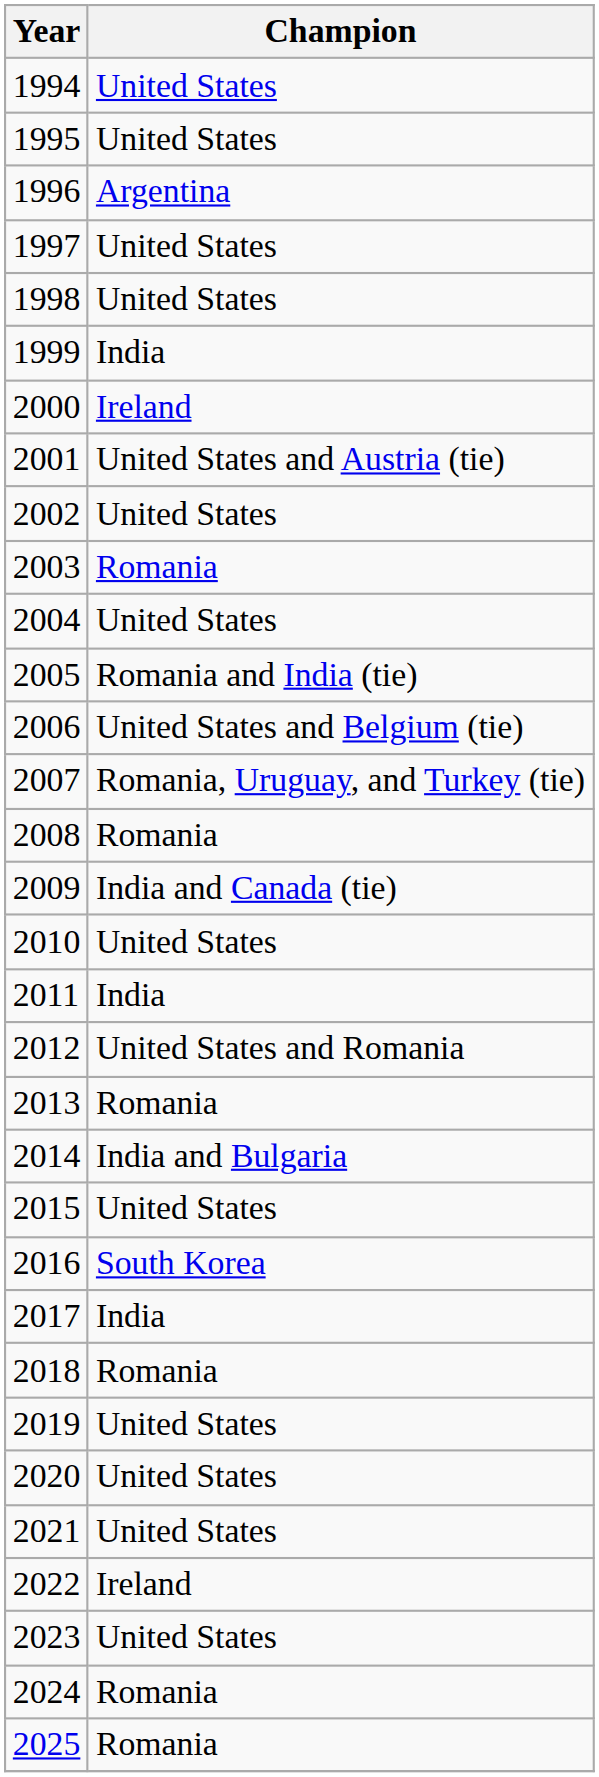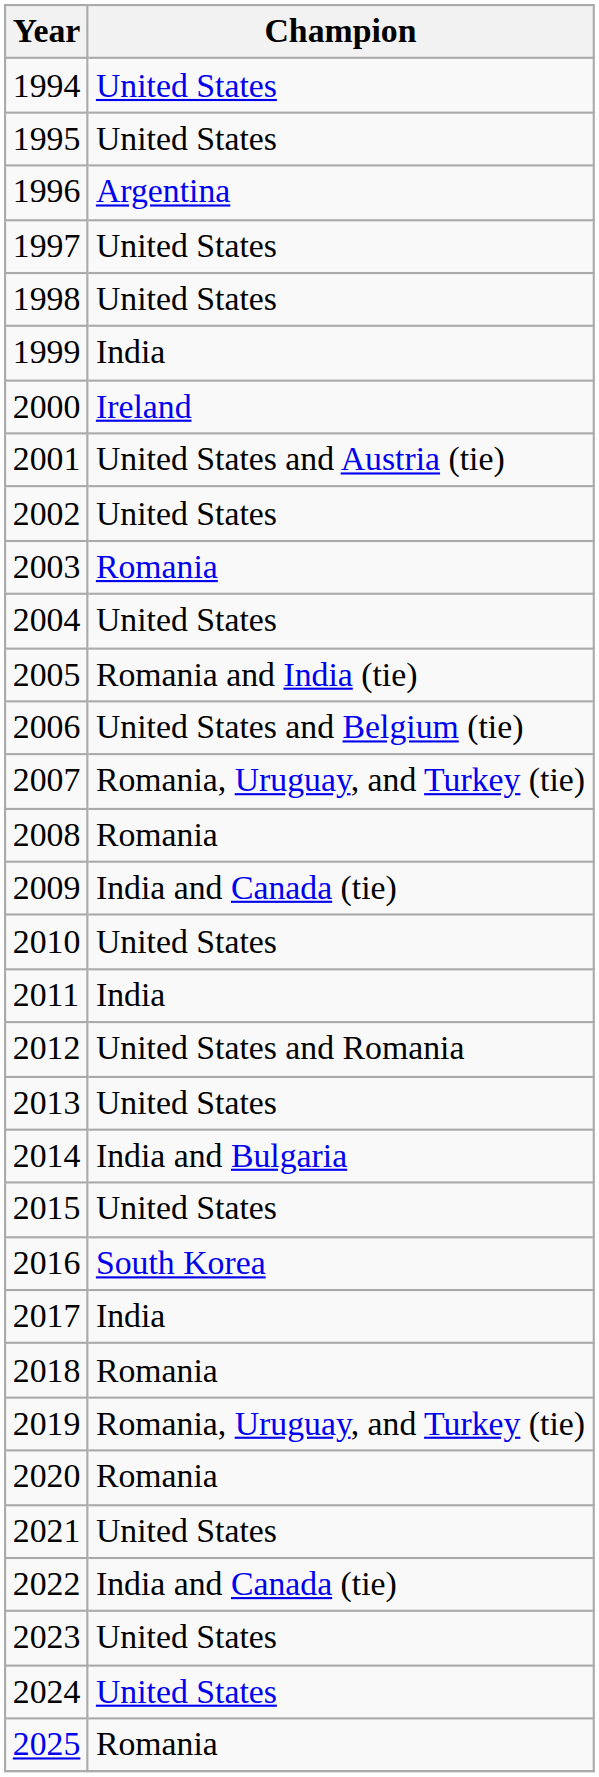(157, 1102) Romania -> (186, 1102) United States
(186, 1423) United States -> (340, 1423) Romania, Uruguay, and Turkey (tie)
(186, 1476) United States -> (157, 1476) Romania
(144, 1583) Ireland -> (246, 1583) India and Canada (tie)
(157, 1691) Romania -> (186, 1691) United States
